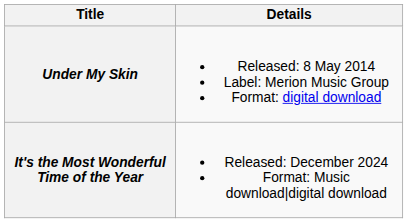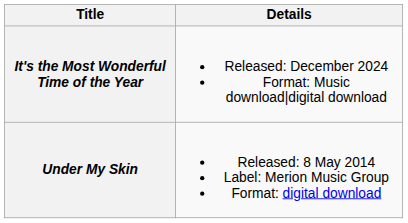rows swapped: (90, 74) <-> (90, 169)
